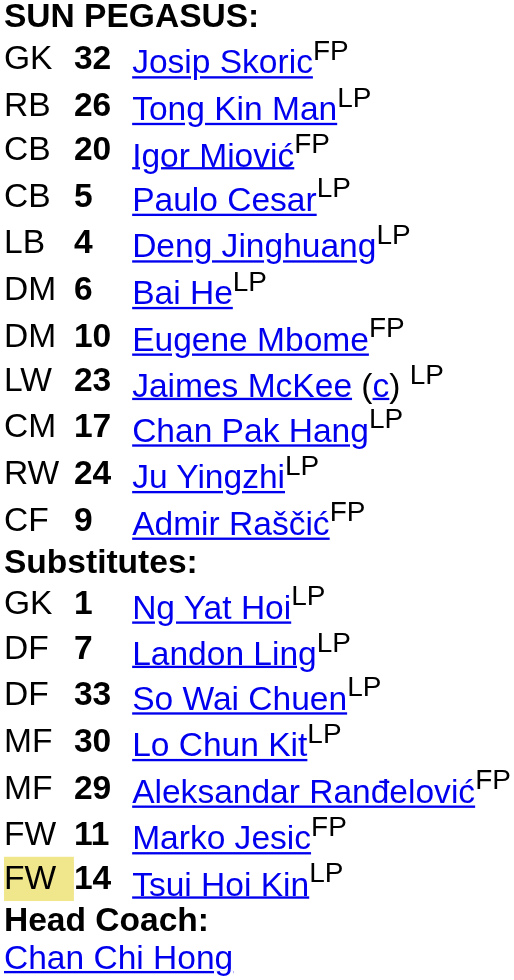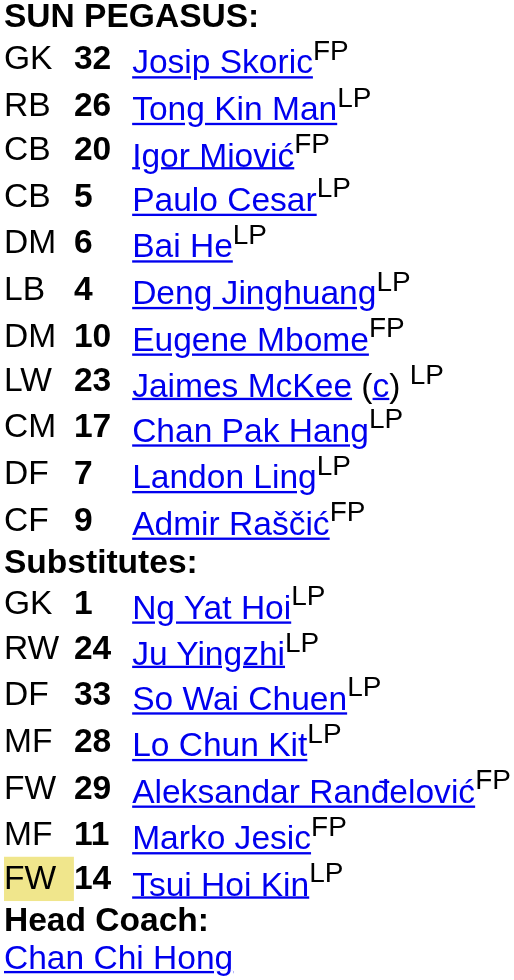rows swapped: (271, 242) <-> (200, 288)
rows swapped: (226, 472) <-> (242, 648)
(93, 740) 30 -> (93, 740) 28
(28, 787) MF -> (30, 787) FW
(30, 833) FW -> (28, 833) MF
